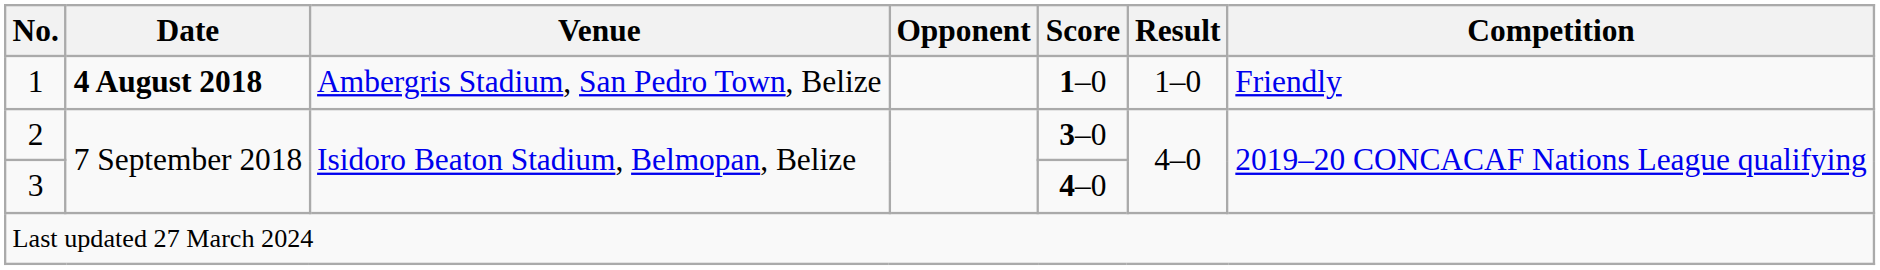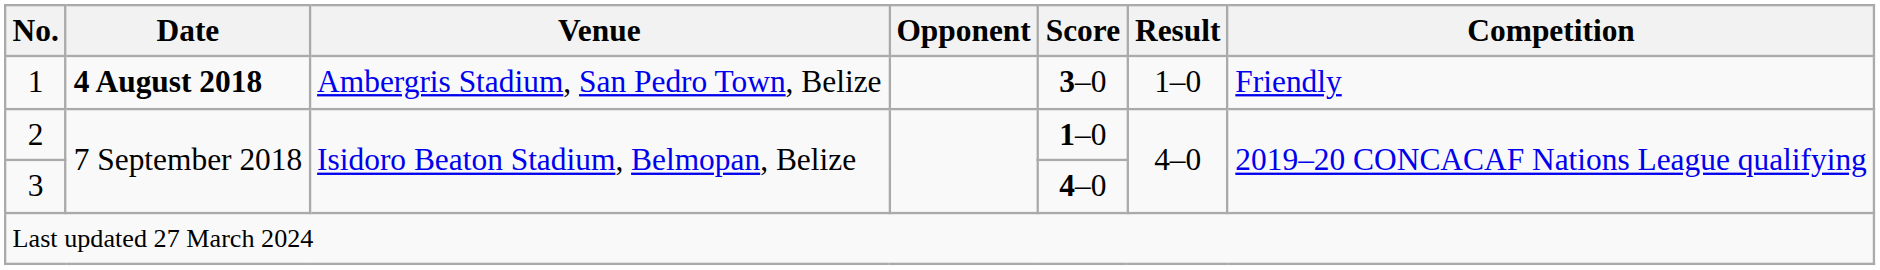(1083, 81) 1–0 -> (1083, 81) 3–0
(1083, 133) 3–0 -> (1083, 133) 1–0
